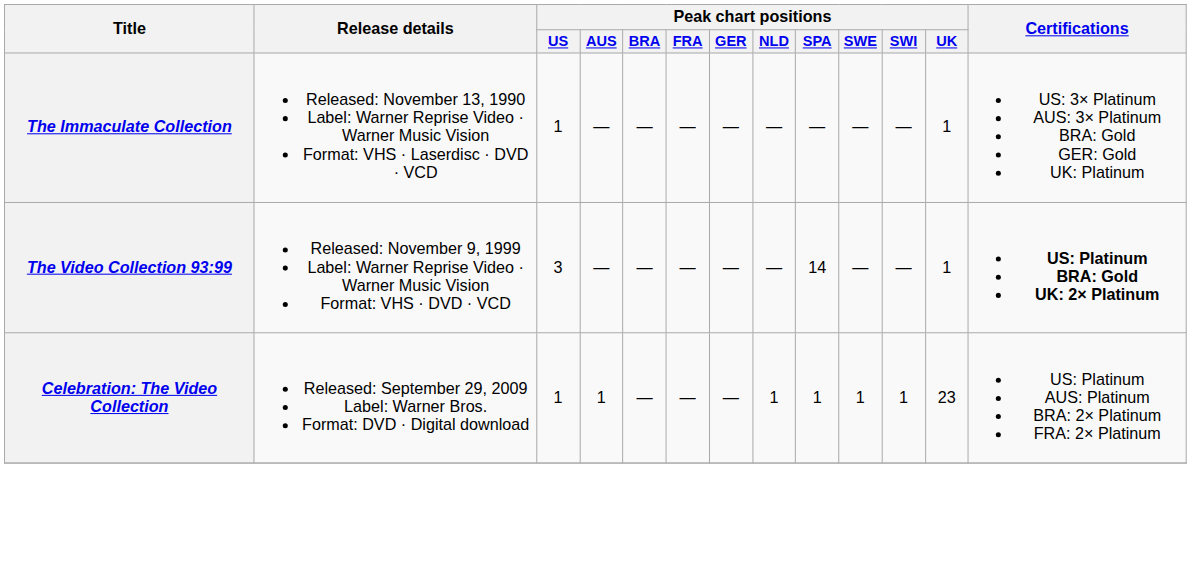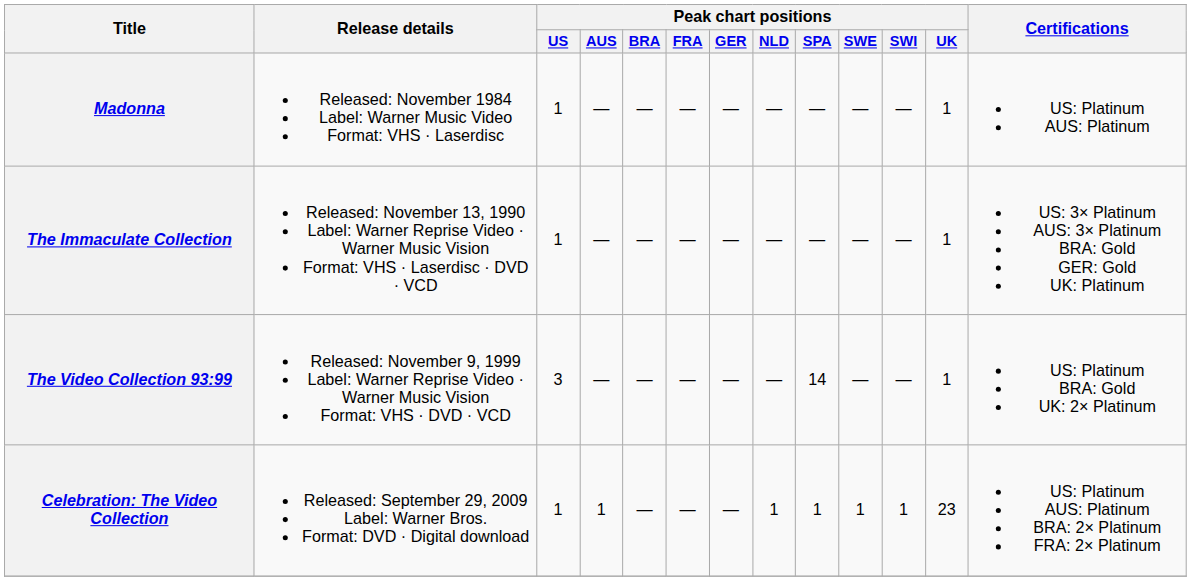+ row: (129, 109)
(1077, 276) bold -> (1077, 389) normal
